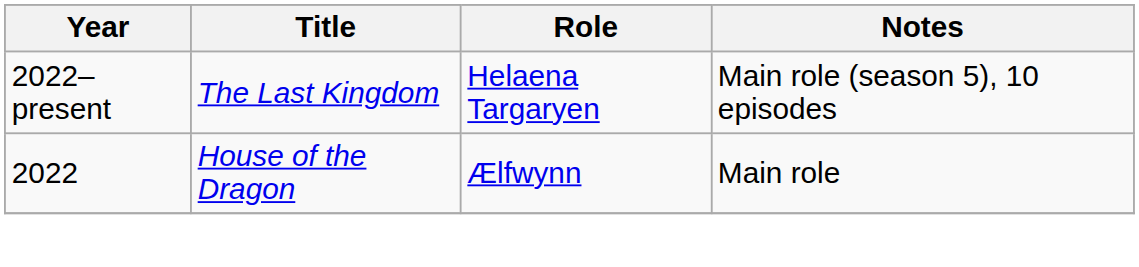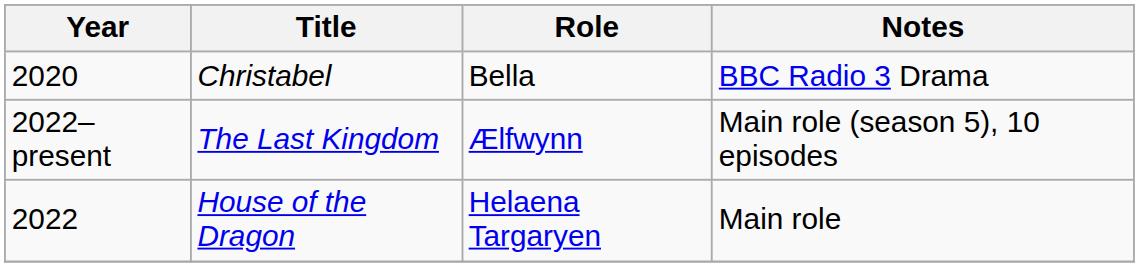+ row: (264, 75)
(534, 92) Helaena Targaryen -> (526, 139) Ælfwynn
(524, 172) Ælfwynn -> (535, 219) Helaena Targaryen
